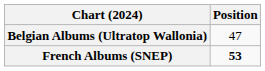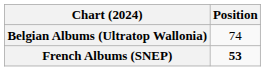(235, 35) 47 -> (235, 35) 74
